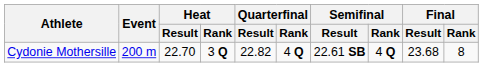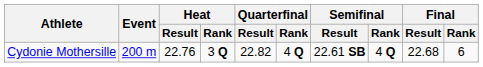(180, 53) 22.70 -> (180, 53) 22.76
(423, 53) 23.68 -> (423, 53) 22.68
(461, 53) 8 -> (461, 53) 6
